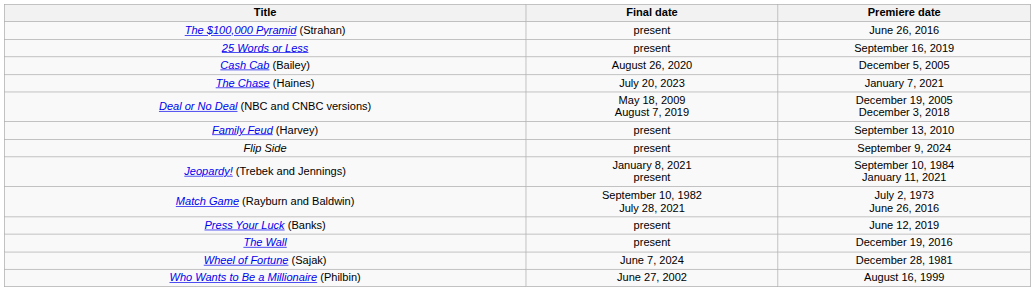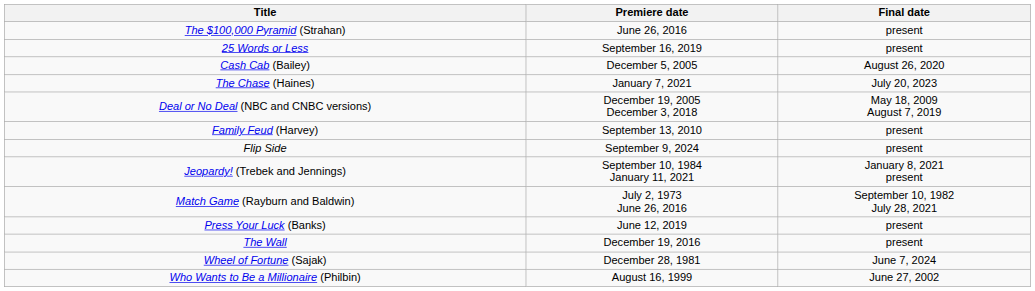columns swapped: (904, 13) <-> (652, 13)
